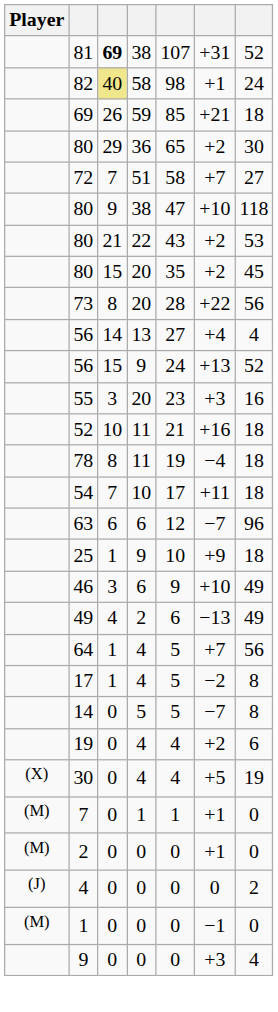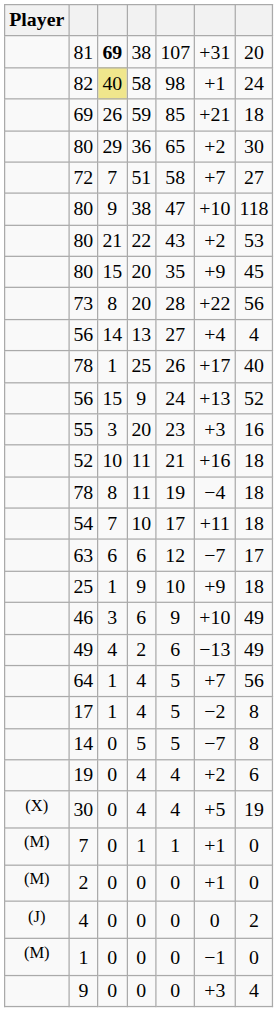(254, 51) 52 -> (254, 51) 20
(215, 271) +2 -> (215, 271) +9
+ row: (83, 366)
(254, 523) 96 -> (254, 555) 17
